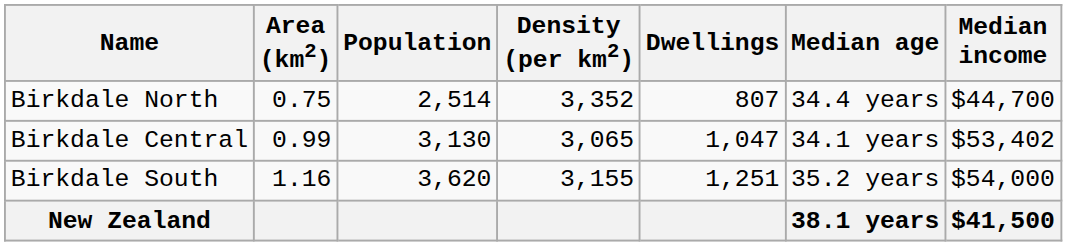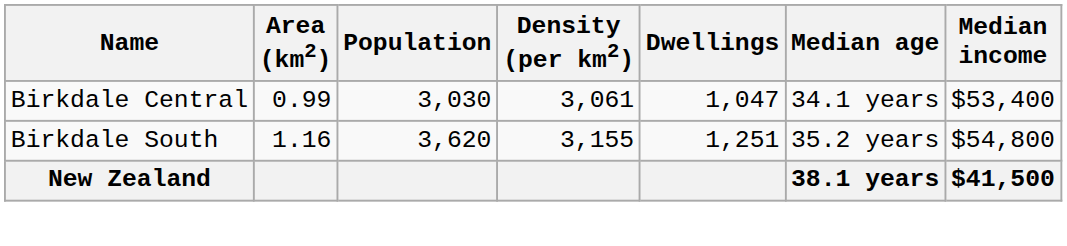- row: (115, 100)
(454, 140) 3,130 -> (454, 100) 3,030
(597, 140) 3,065 -> (597, 100) 3,061
(1003, 140) $53,402 -> (1003, 100) $53,400
(1003, 181) $54,000 -> (1003, 140) $54,800
